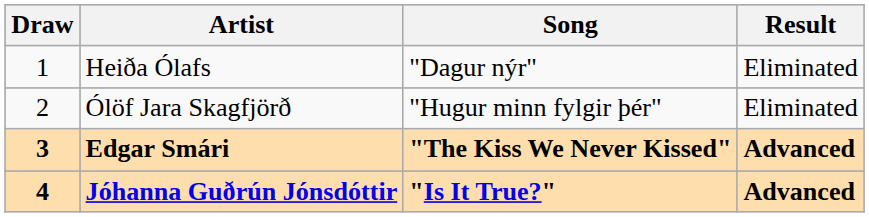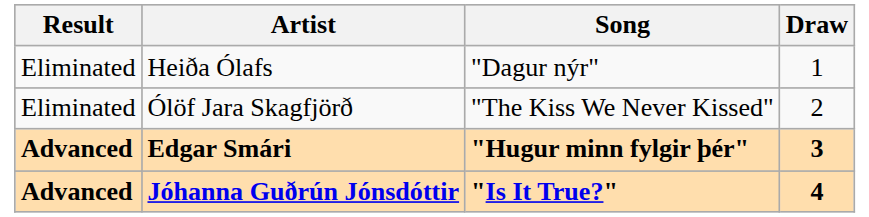columns swapped: (42, 25) <-> (801, 25)
(535, 107) "Hugur minn fylgir þér" -> (622, 107) "The Kiss We Never Kissed"
(570, 149) "The Kiss We Never Kissed" -> (610, 149) "Hugur minn fylgir þér"
